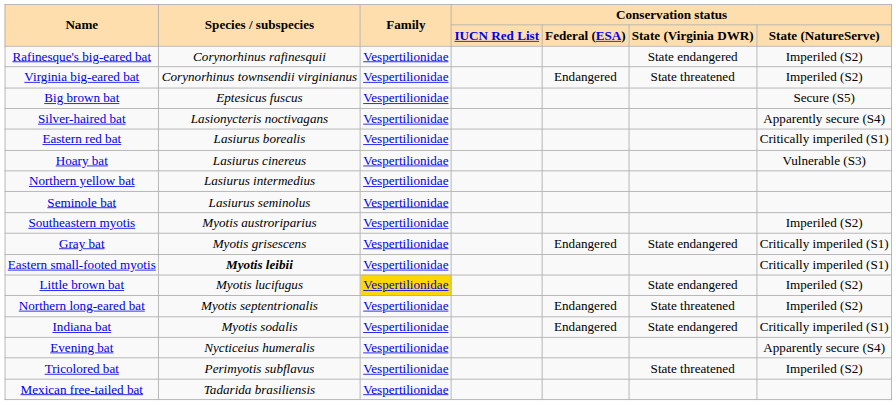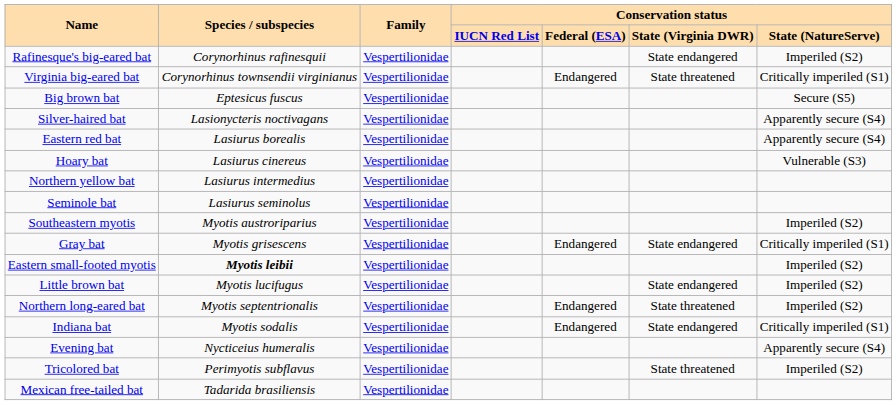(824, 77) Imperiled (S2) -> (824, 77) Critically imperiled (S1)
(824, 139) Critically imperiled (S1) -> (824, 139) Apparently secure (S4)
(824, 264) Critically imperiled (S1) -> (824, 264) Imperiled (S2)
(406, 285) gold background -> (406, 285) no background
